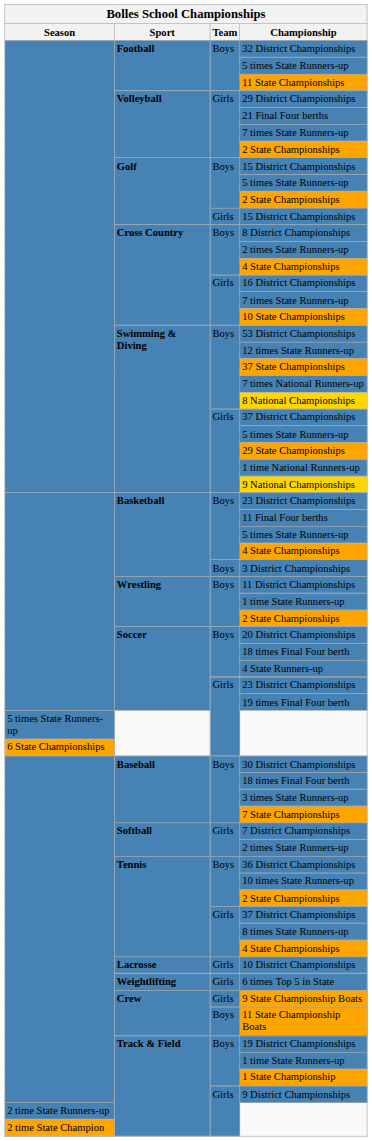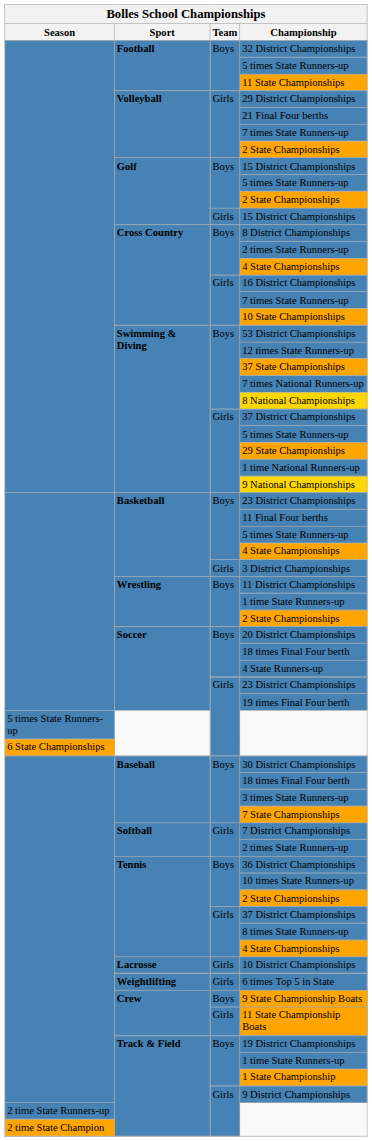(223, 568) Boys -> (223, 568) Girls
(223, 998) Girls -> (223, 998) Boys
(223, 1015) Boys -> (223, 1015) Girls
